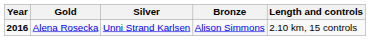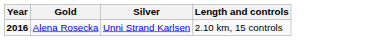- column: (230, 12)
